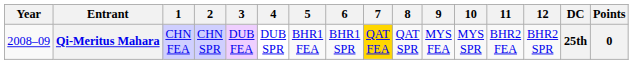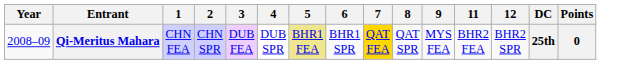- column: (471, 14)
(308, 41) no background -> (308, 41) khaki background
